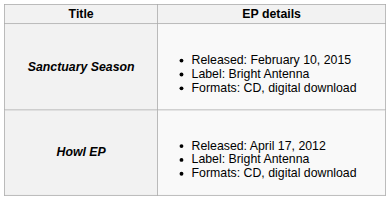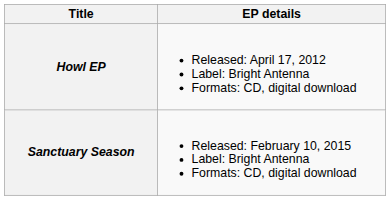rows swapped: (81, 152) <-> (81, 66)
